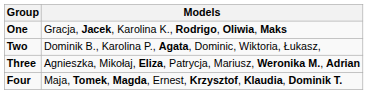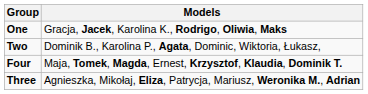rows swapped: (21, 64) <-> (19, 81)
